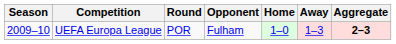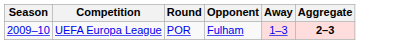- column: (279, 13)
